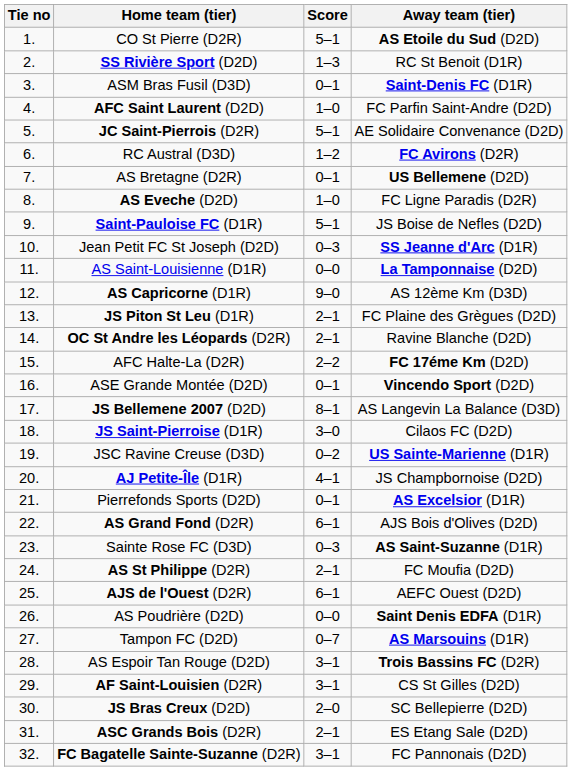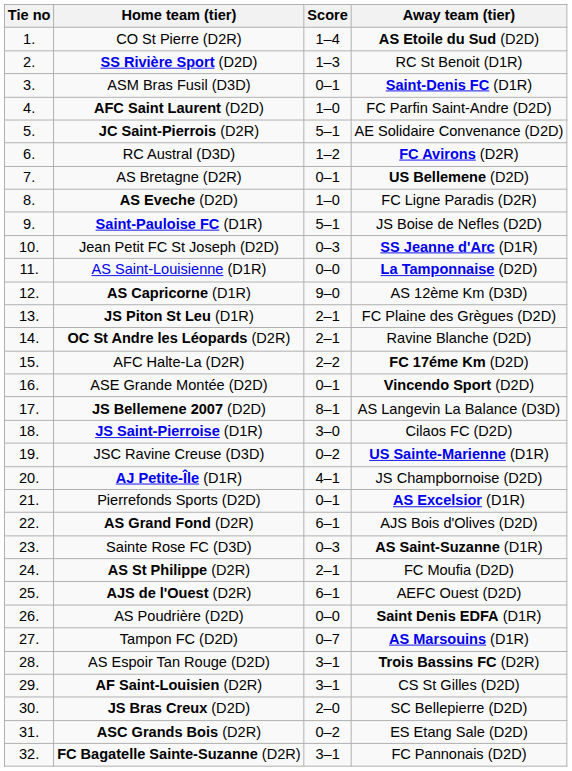(328, 39) 5–1 -> (328, 39) 1–4
(328, 731) 2–1 -> (328, 731) 0–2
